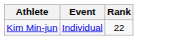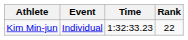+ column: (130, 12)
